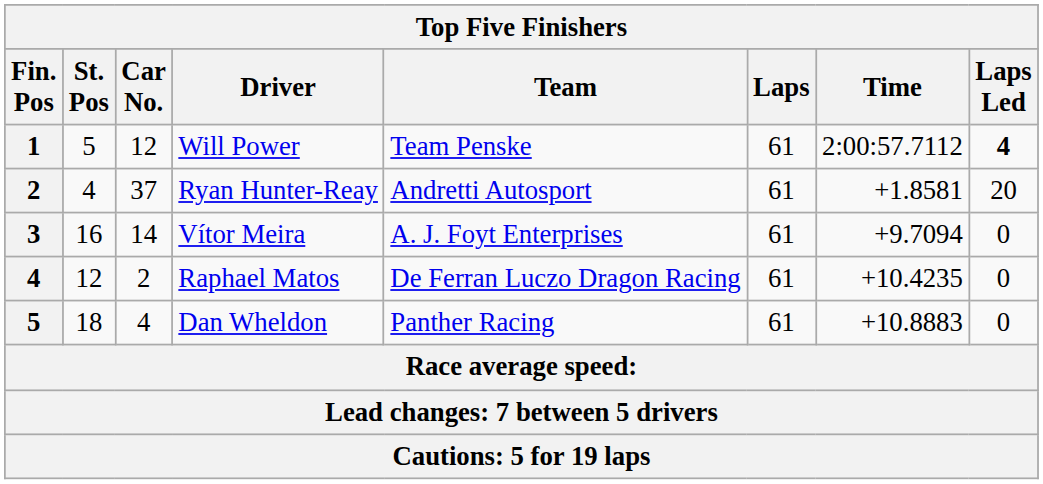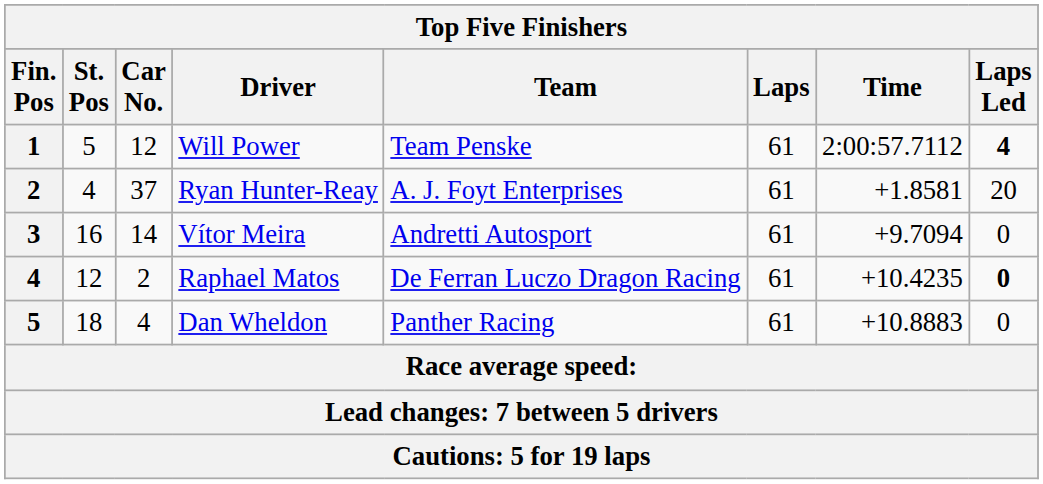(491, 190) Andretti Autosport -> (507, 190) A. J. Foyt Enterprises
(507, 234) A. J. Foyt Enterprises -> (491, 234) Andretti Autosport
(1004, 278) normal -> (1004, 278) bold
